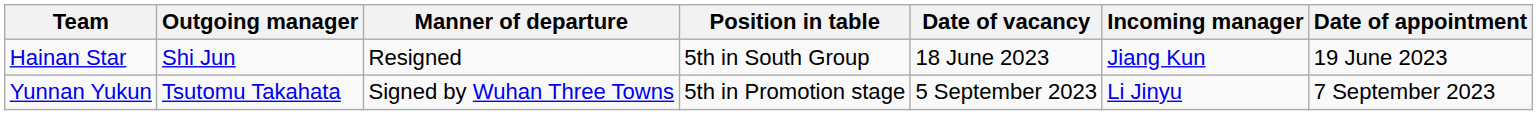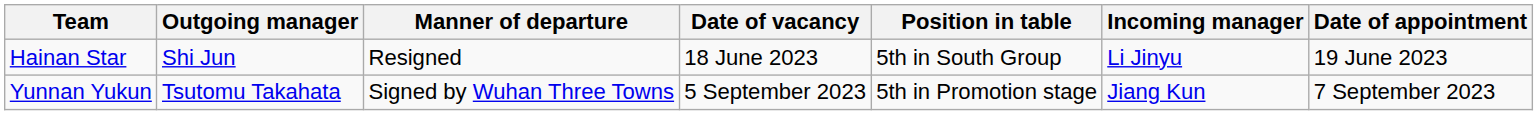columns swapped: (1006, 22) <-> (795, 22)
(1156, 57) Jiang Kun -> (1145, 57) Li Jinyu
(1145, 92) Li Jinyu -> (1156, 92) Jiang Kun
